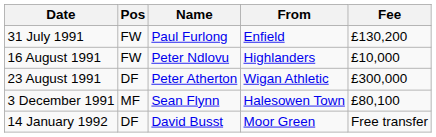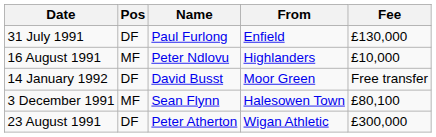(131, 36) FW -> (130, 36) DF
(379, 36) £130,200 -> (379, 36) £130,000
(131, 57) FW -> (130, 57) MF
rows swapped: (54, 79) <-> (58, 121)
